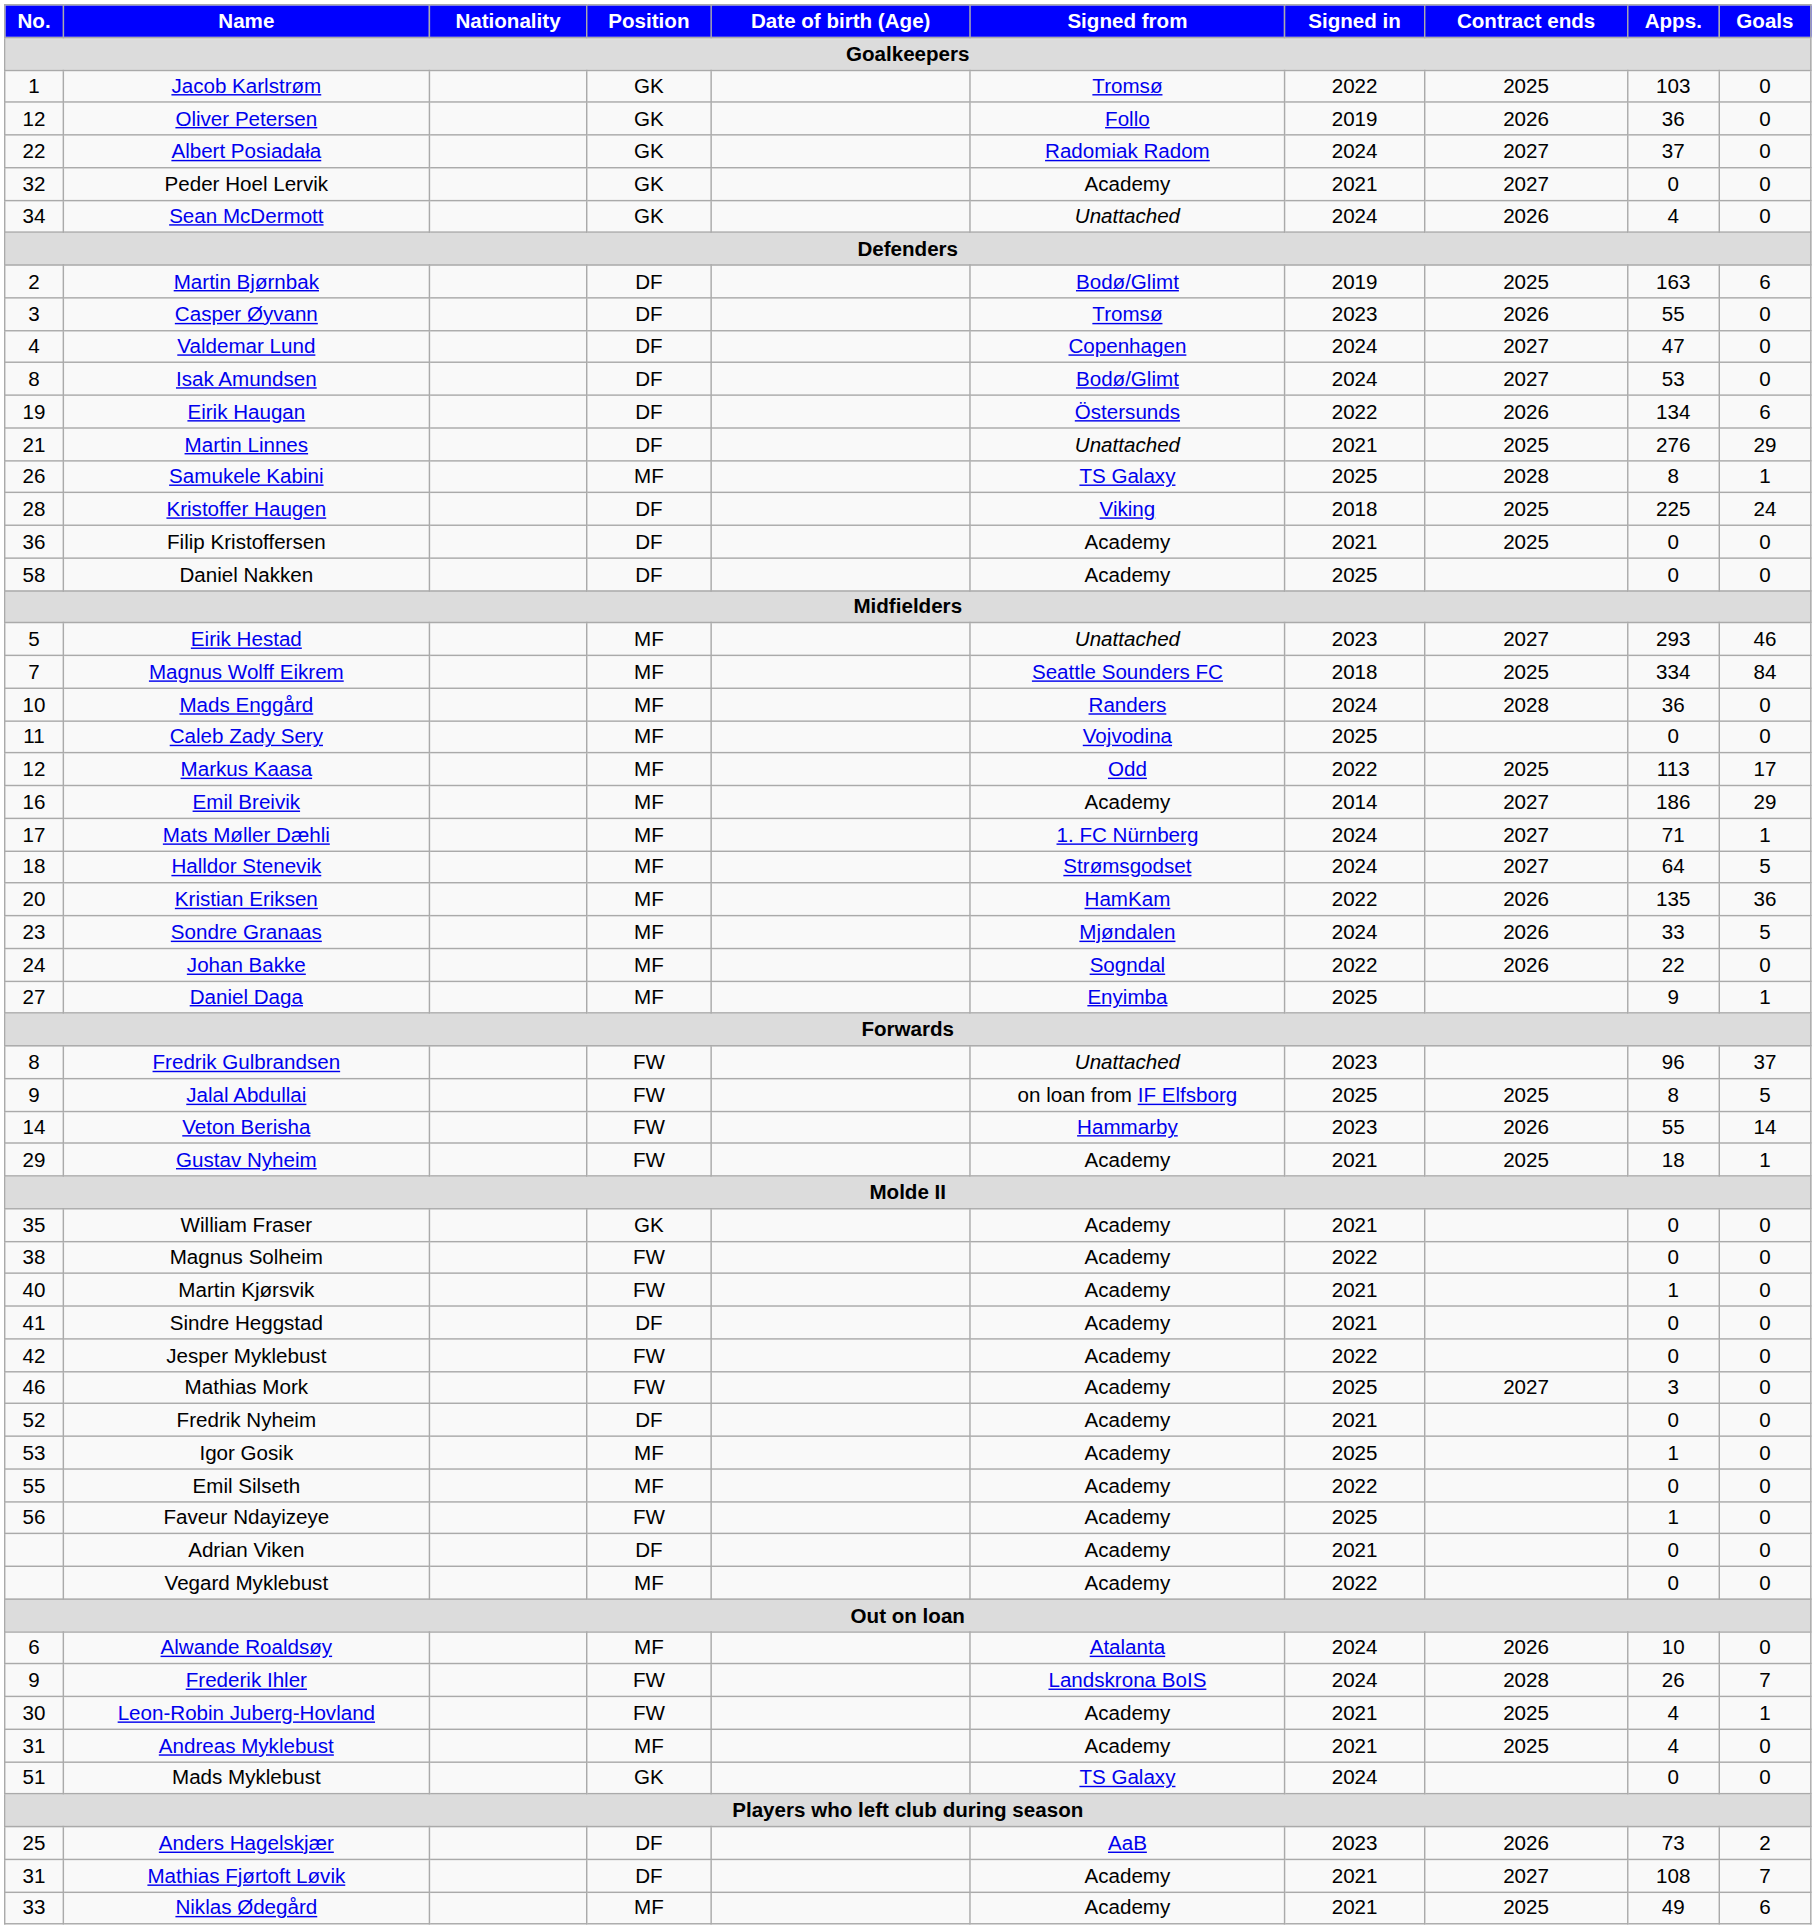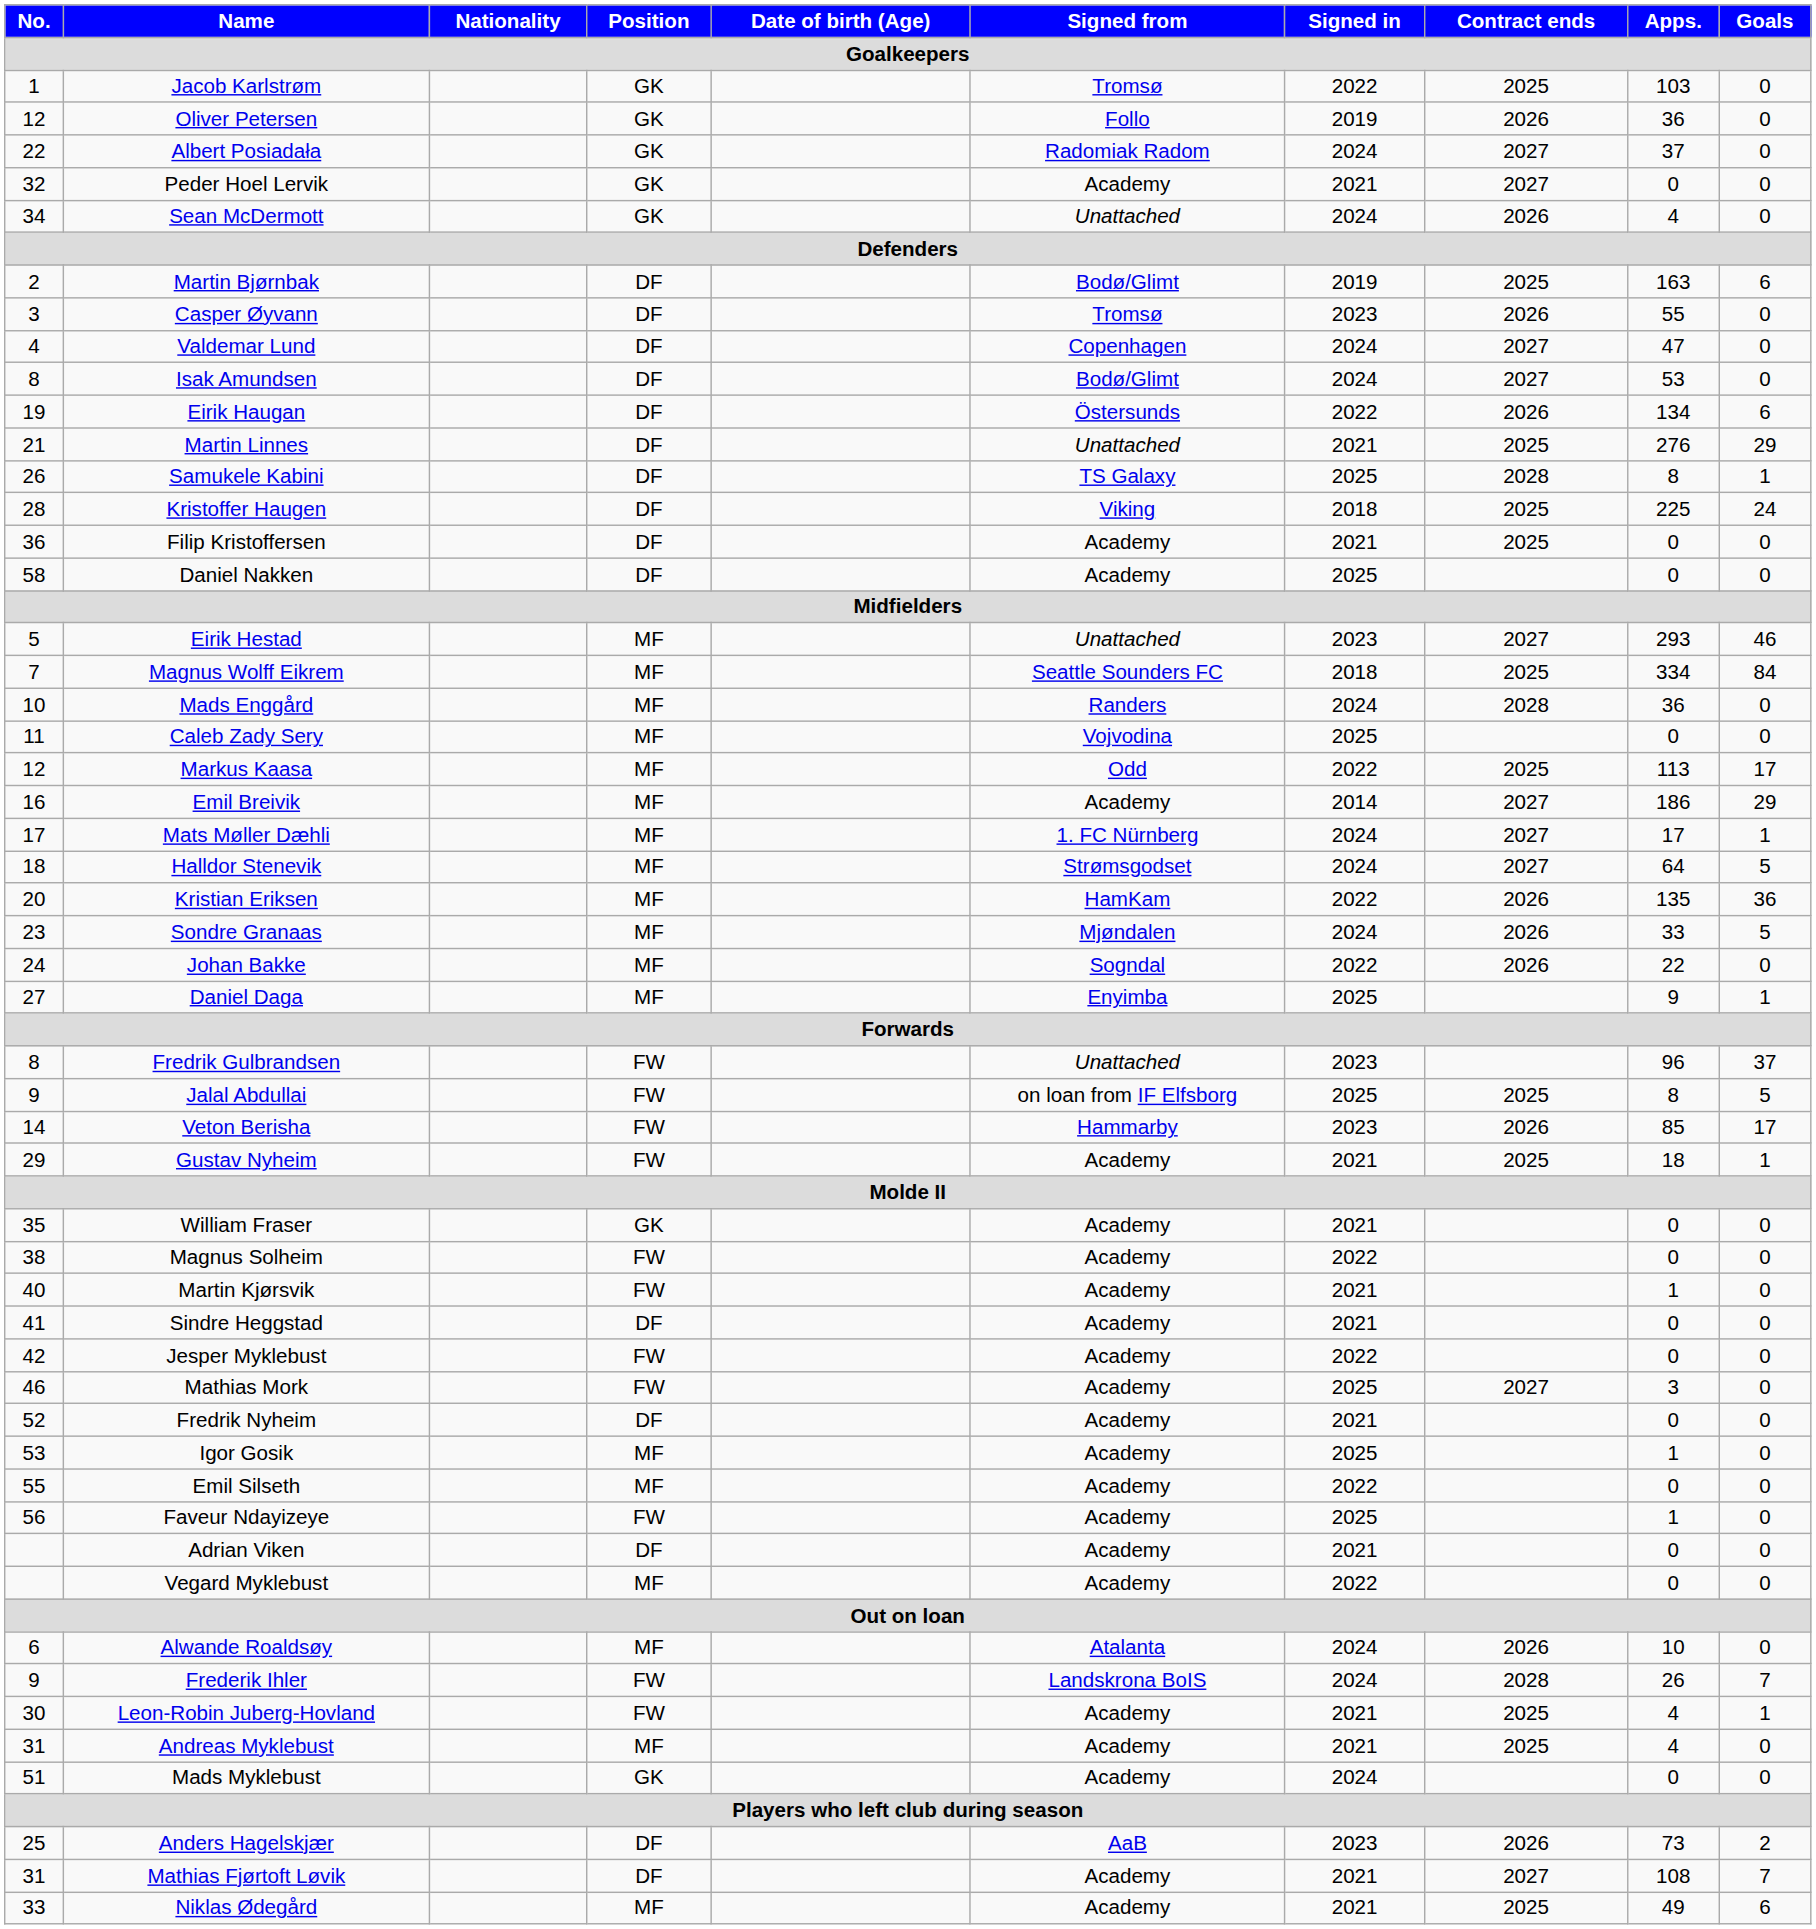(649, 477) MF -> (649, 477) DF
(1673, 835) 71 -> (1673, 835) 17
(1673, 1127) 55 -> (1673, 1127) 85
(1765, 1127) 14 -> (1765, 1127) 17
(1127, 1778) TS Galaxy -> (1127, 1778) Academy
